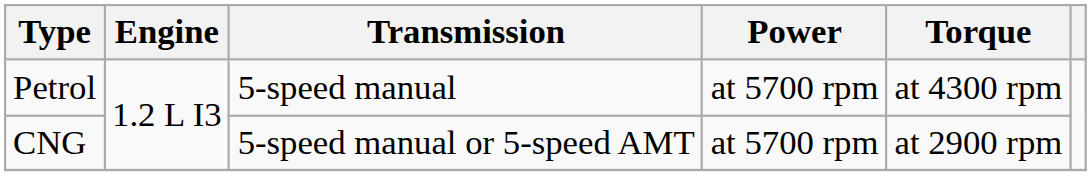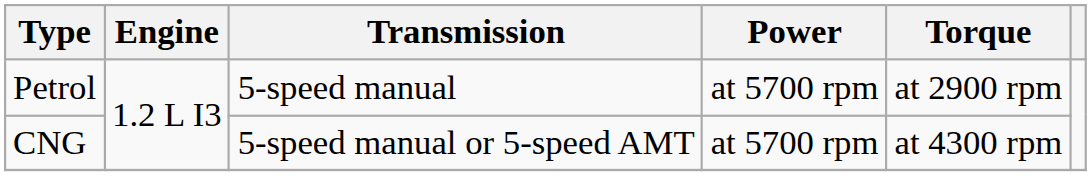(978, 87) at 4300 rpm -> (978, 87) at 2900 rpm
(978, 142) at 2900 rpm -> (978, 142) at 4300 rpm
